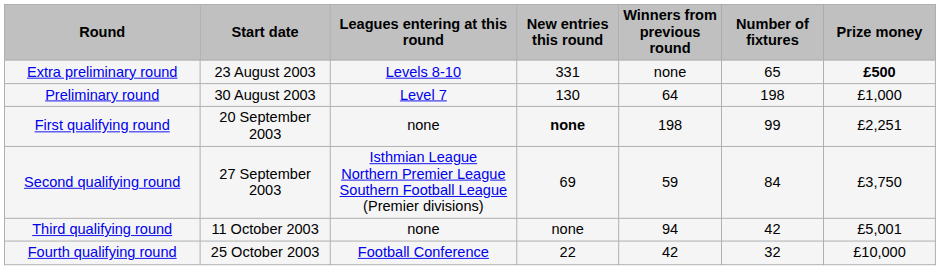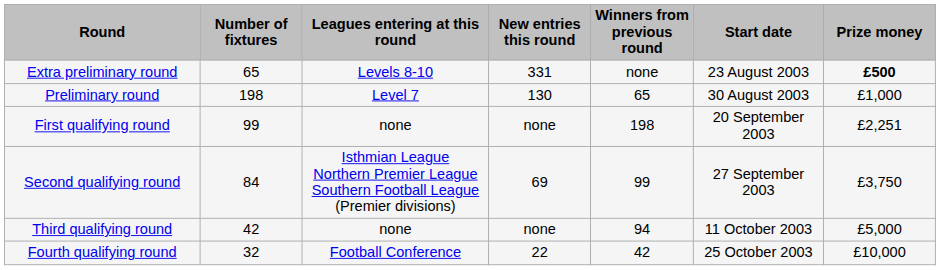columns swapped: (265, 32) <-> (772, 32)
(670, 94) 64 -> (642, 94) 65
(568, 126) bold -> (540, 126) normal
(670, 182) 59 -> (642, 182) 99
(880, 229) £5,001 -> (880, 229) £5,000
